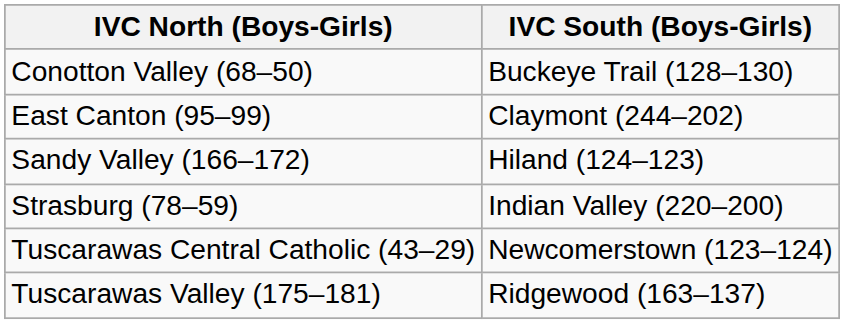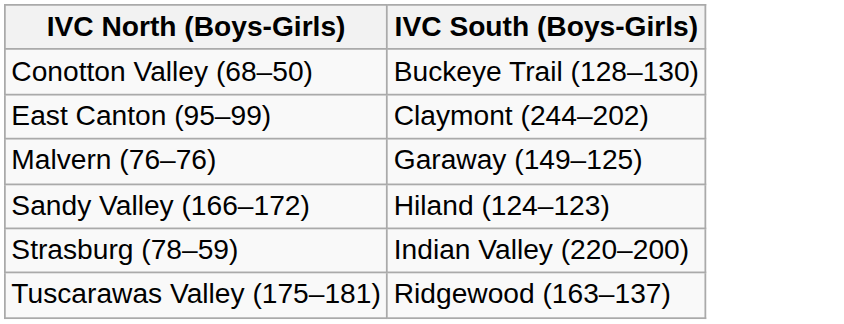+ row: (114, 160)
- row: (243, 250)
